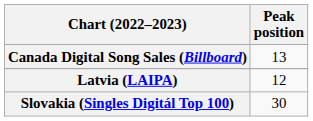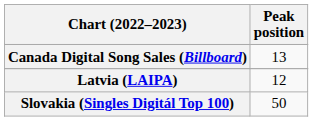(279, 103) 30 -> (279, 103) 50
